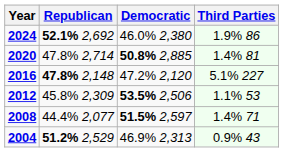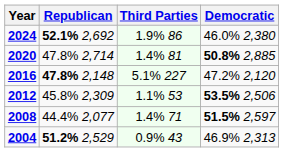columns swapped: (156, 15) <-> (236, 15)
